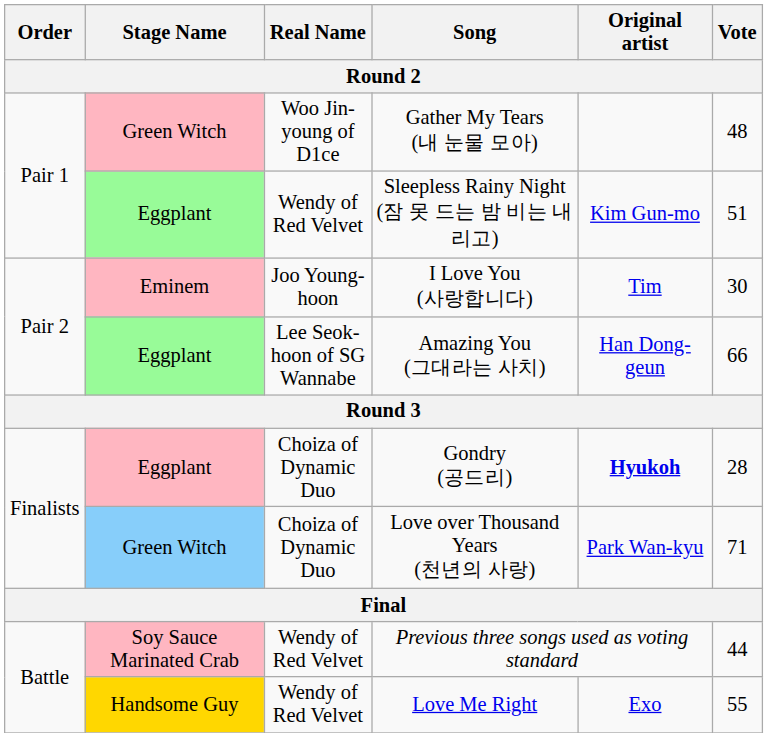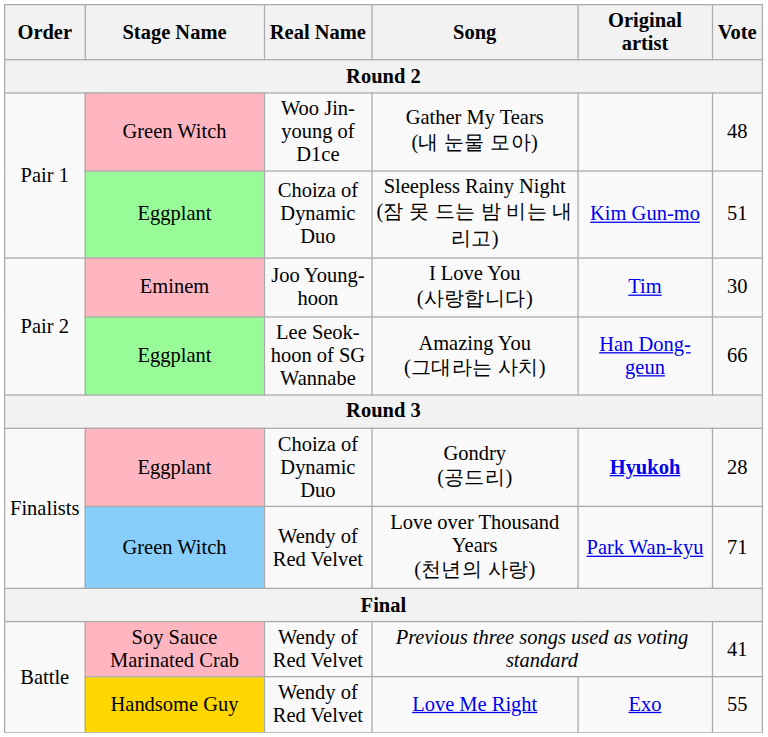(318, 214) Wendy of Red Velvet -> (318, 214) Choiza of Dynamic Duo
(318, 547) Choiza of Dynamic Duo -> (318, 547) Wendy of Red Velvet
(737, 648) 44 -> (737, 648) 41
